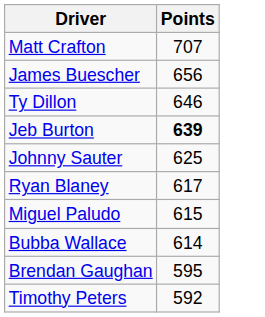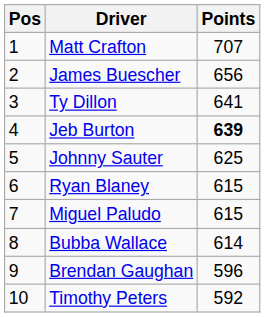+ column: (25, 19)
(188, 102) 646 -> (228, 102) 641
(188, 186) 617 -> (228, 186) 615
(188, 270) 595 -> (228, 270) 596
